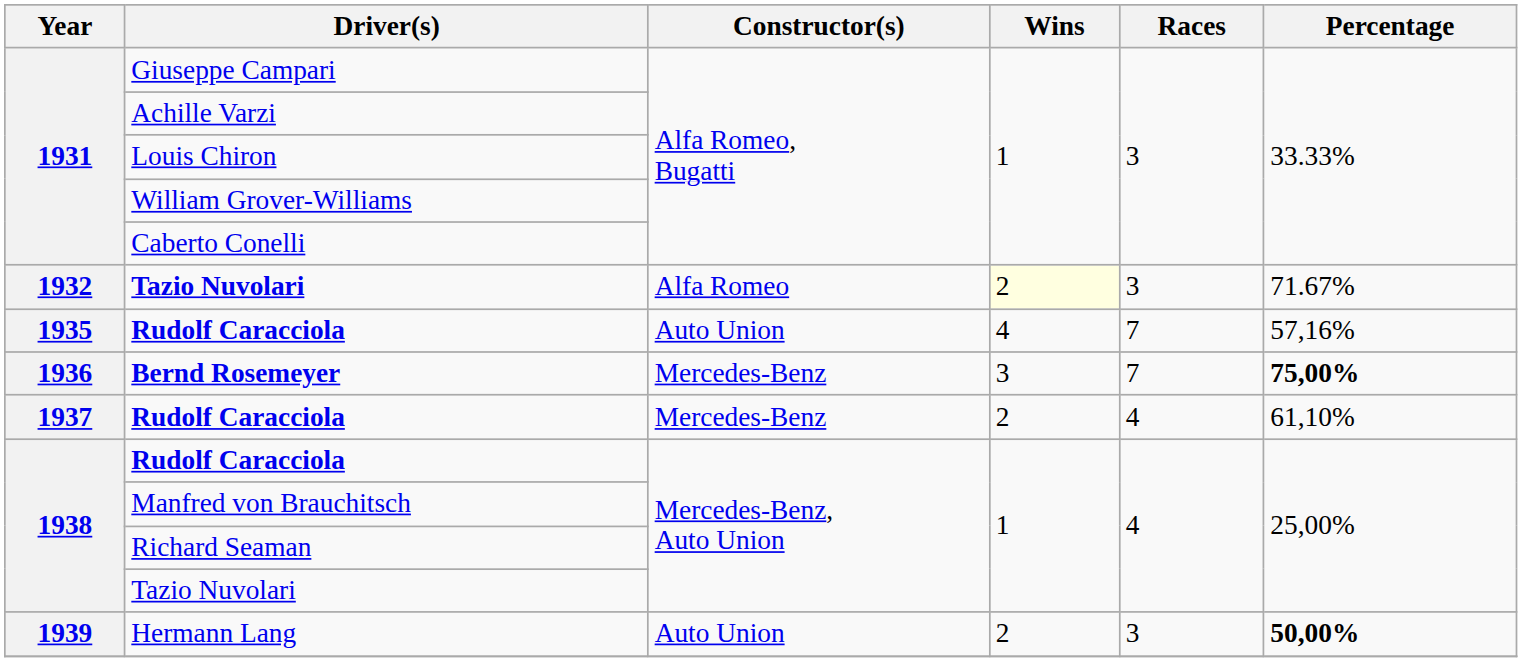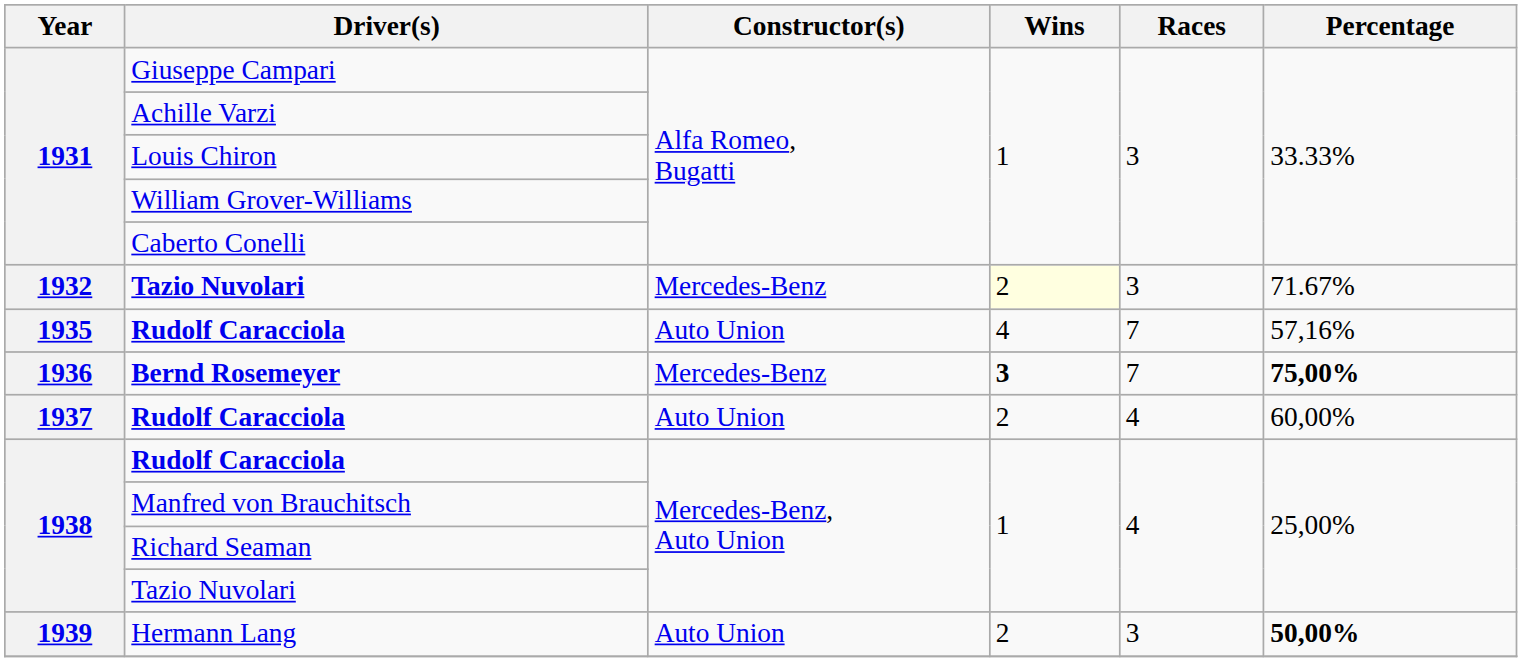(722, 286) Alfa Romeo -> (740, 286) Mercedes-Benz
(1003, 373) normal -> (1003, 373) bold
(740, 416) Mercedes-Benz -> (720, 416) Auto Union
(1313, 416) 61,10% -> (1313, 416) 60,00%
